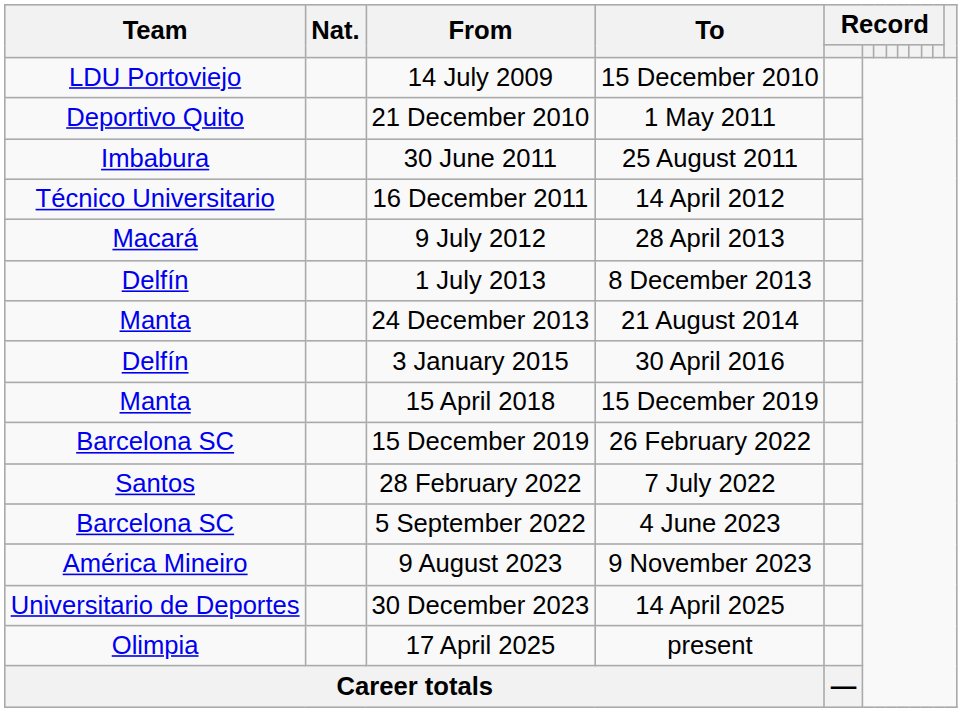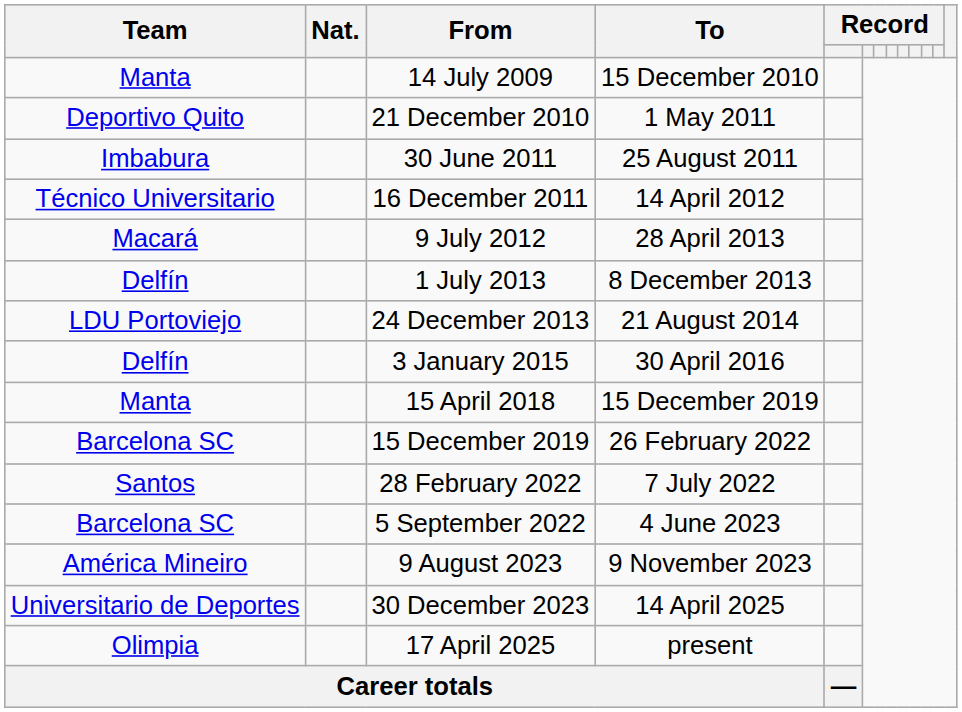(155, 77) LDU Portoviejo -> (155, 77) Manta
(155, 320) Manta -> (155, 320) LDU Portoviejo
